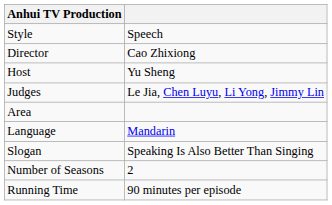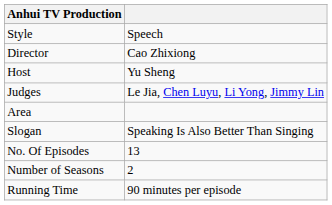- row: (32, 131)
+ row: (48, 151)
